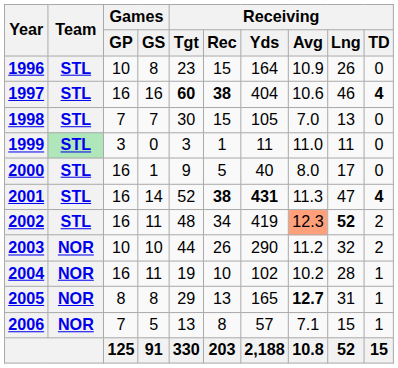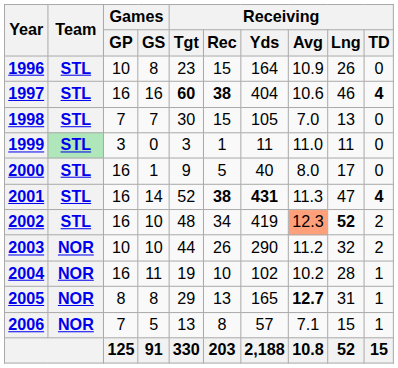(154, 222) 11 -> (154, 222) 10
